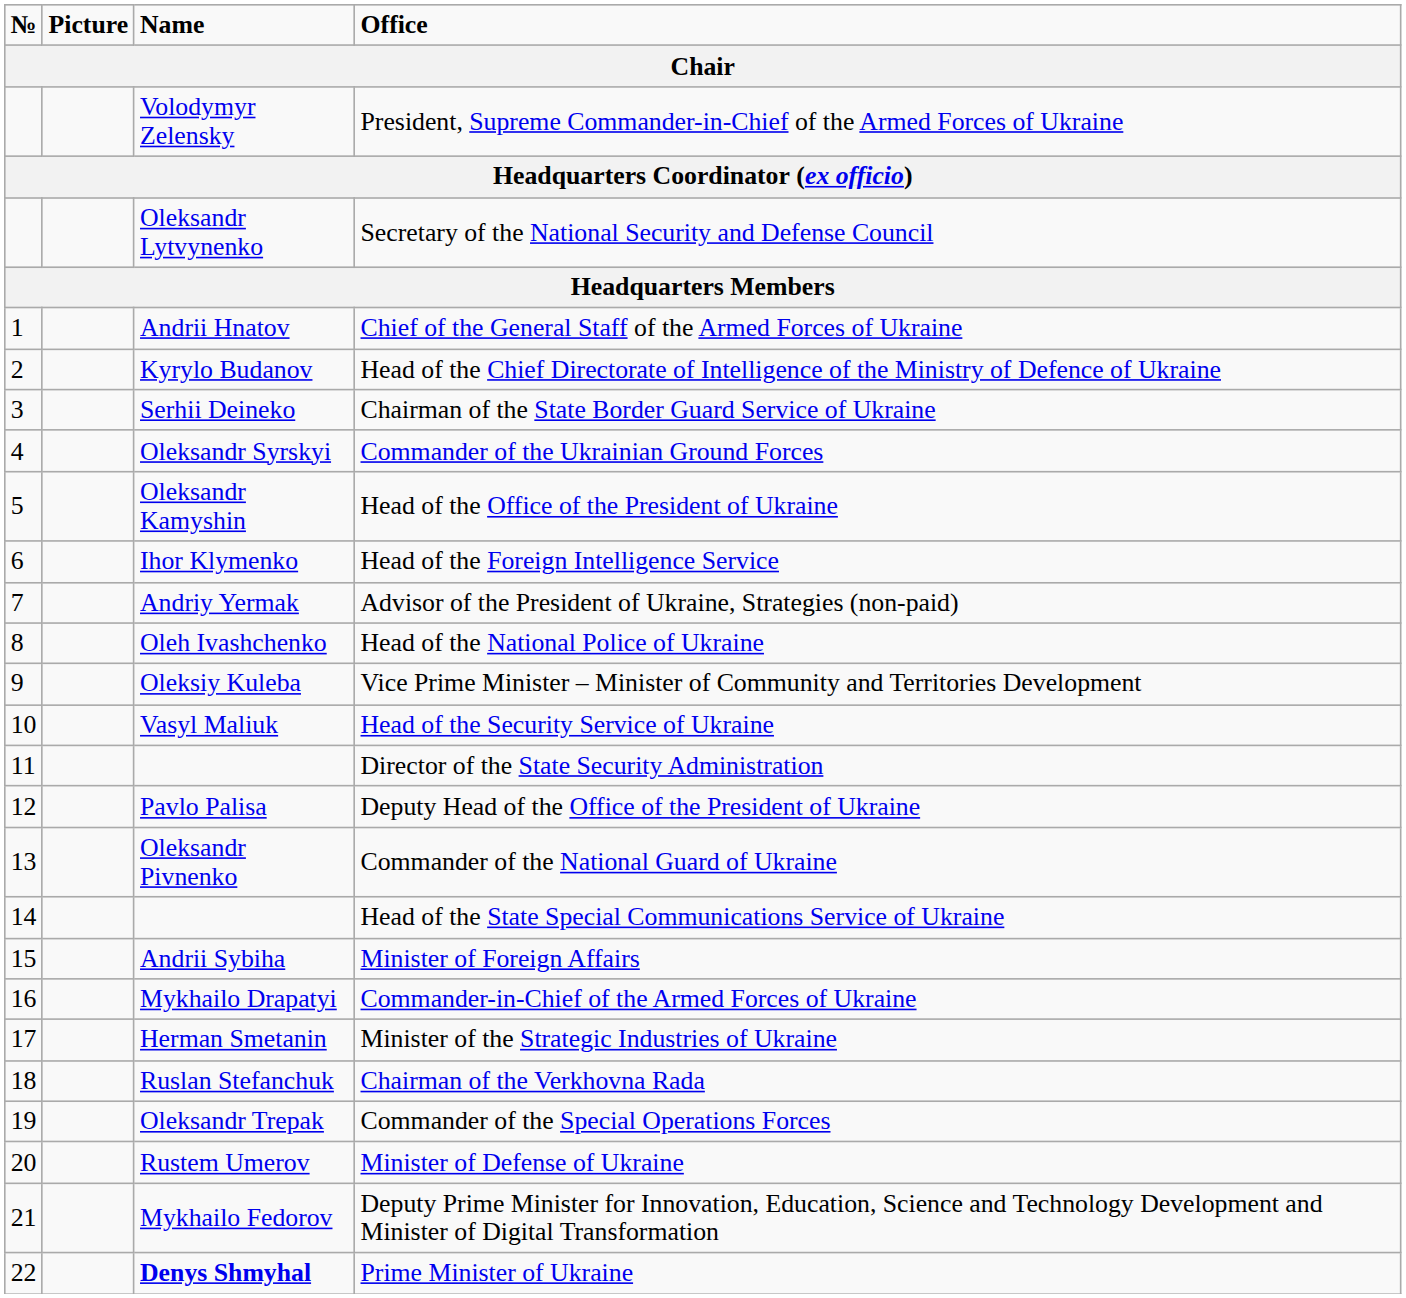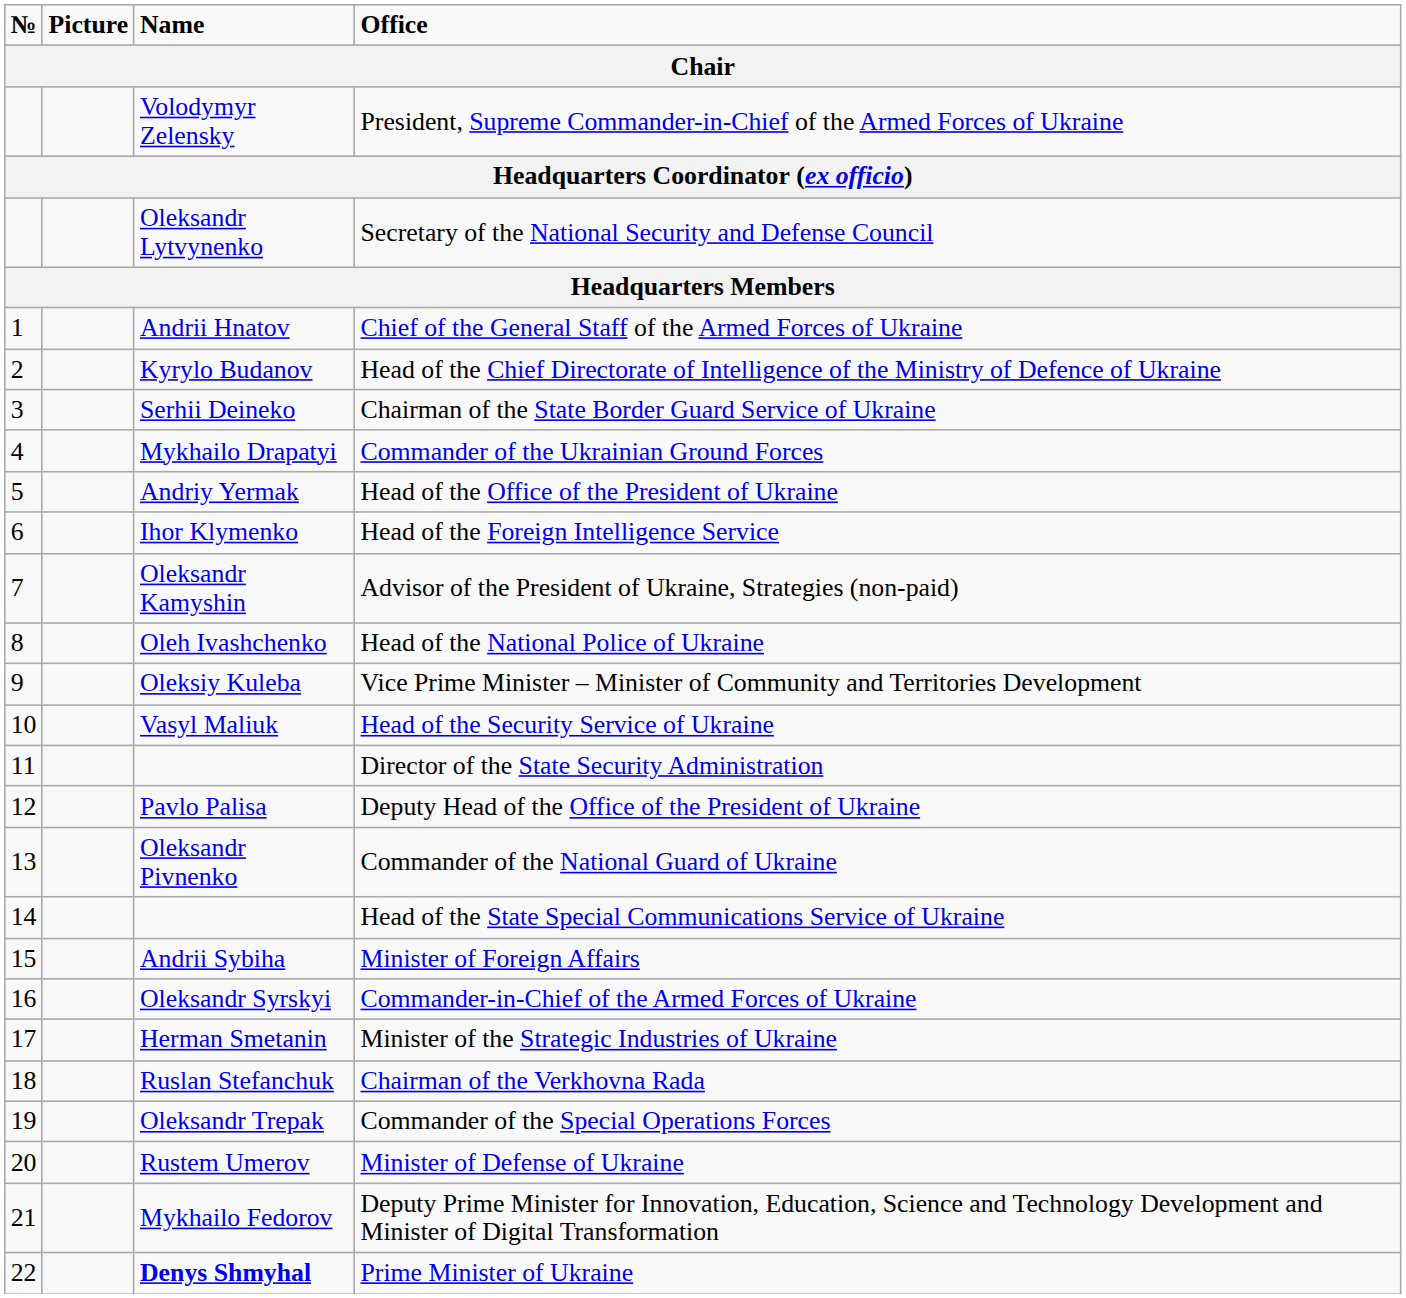(236, 450) Oleksandr Syrskyi -> (238, 450) Mykhailo Drapatyi
(193, 505) Oleksandr Kamyshin -> (219, 491) Andriy Yermak
(219, 602) Andriy Yermak -> (193, 587) Oleksandr Kamyshin
(238, 998) Mykhailo Drapatyi -> (236, 998) Oleksandr Syrskyi
